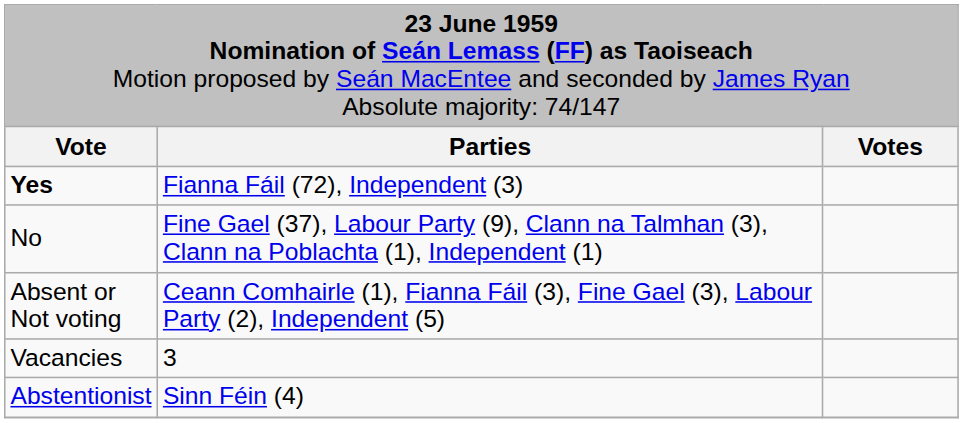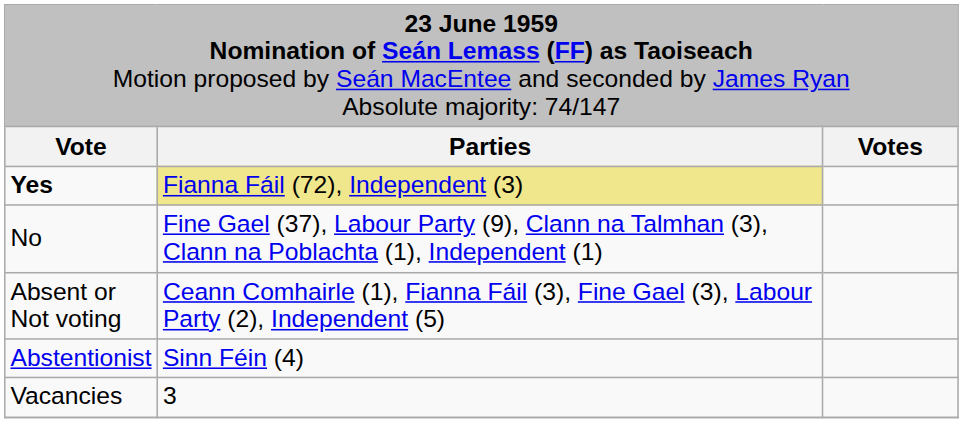(343, 185) no background -> (343, 185) khaki background
rows swapped: (81, 397) <-> (66, 358)
